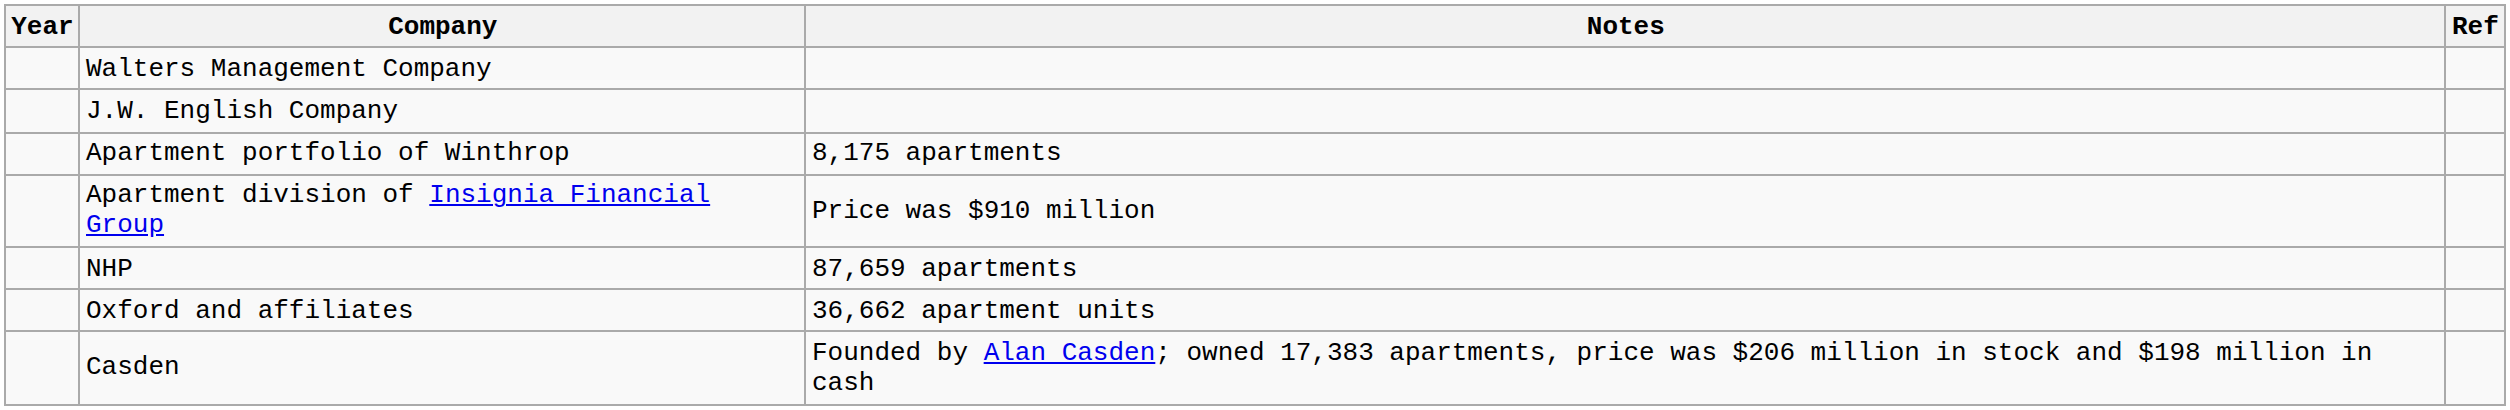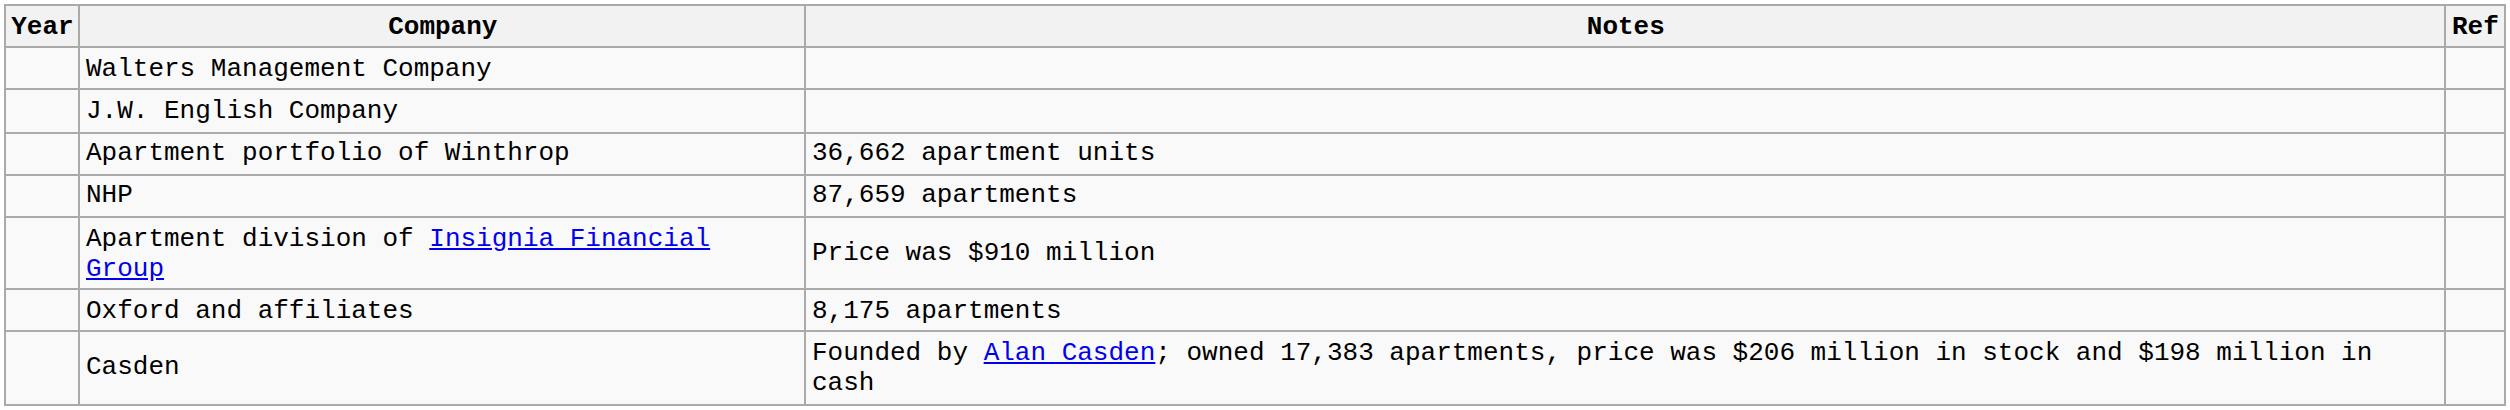(937, 153) 8,175 apartments -> (984, 153) 36,662 apartment units
rows swapped: (109, 268) <-> (398, 211)
(984, 310) 36,662 apartment units -> (937, 310) 8,175 apartments
